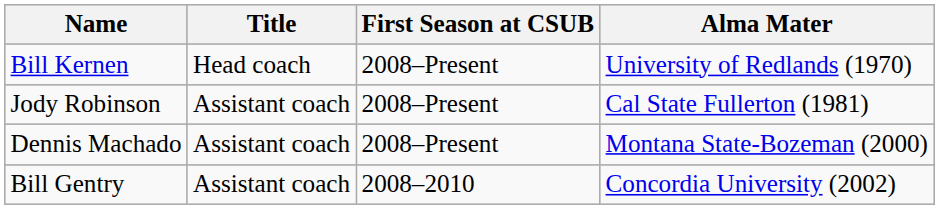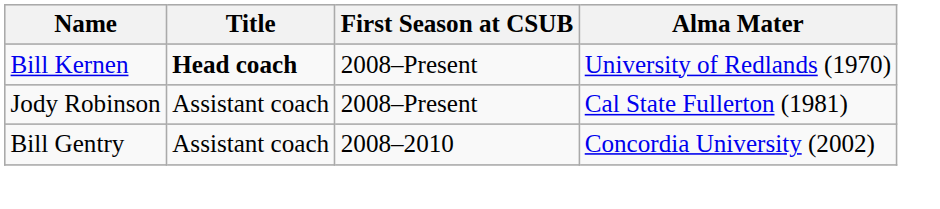(252, 64) normal -> (235, 64) bold
- row: (96, 143)
